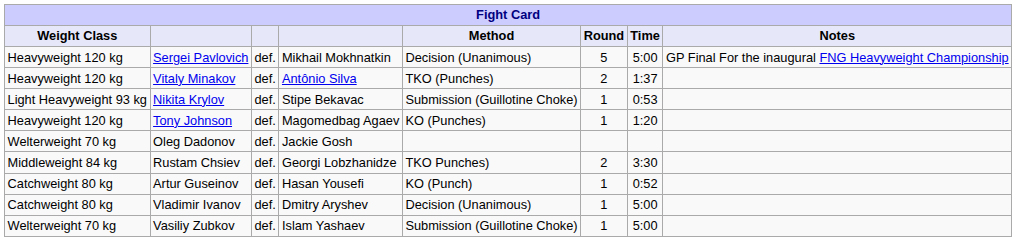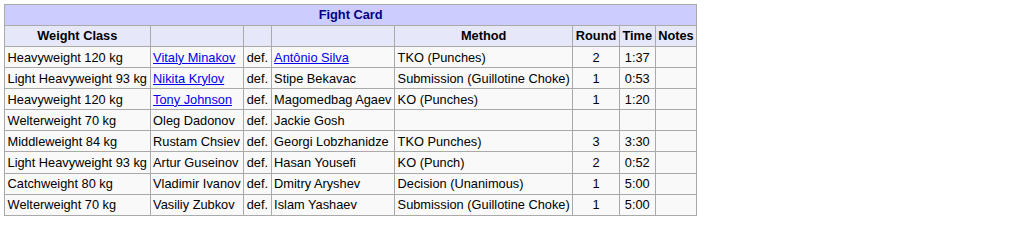- row: (201, 57)
(604, 162) 2 -> (596, 141) 3
(60, 184) Catchweight 80 kg -> (77, 162) Light Heavyweight 93 kg
(604, 184) 1 -> (596, 162) 2
